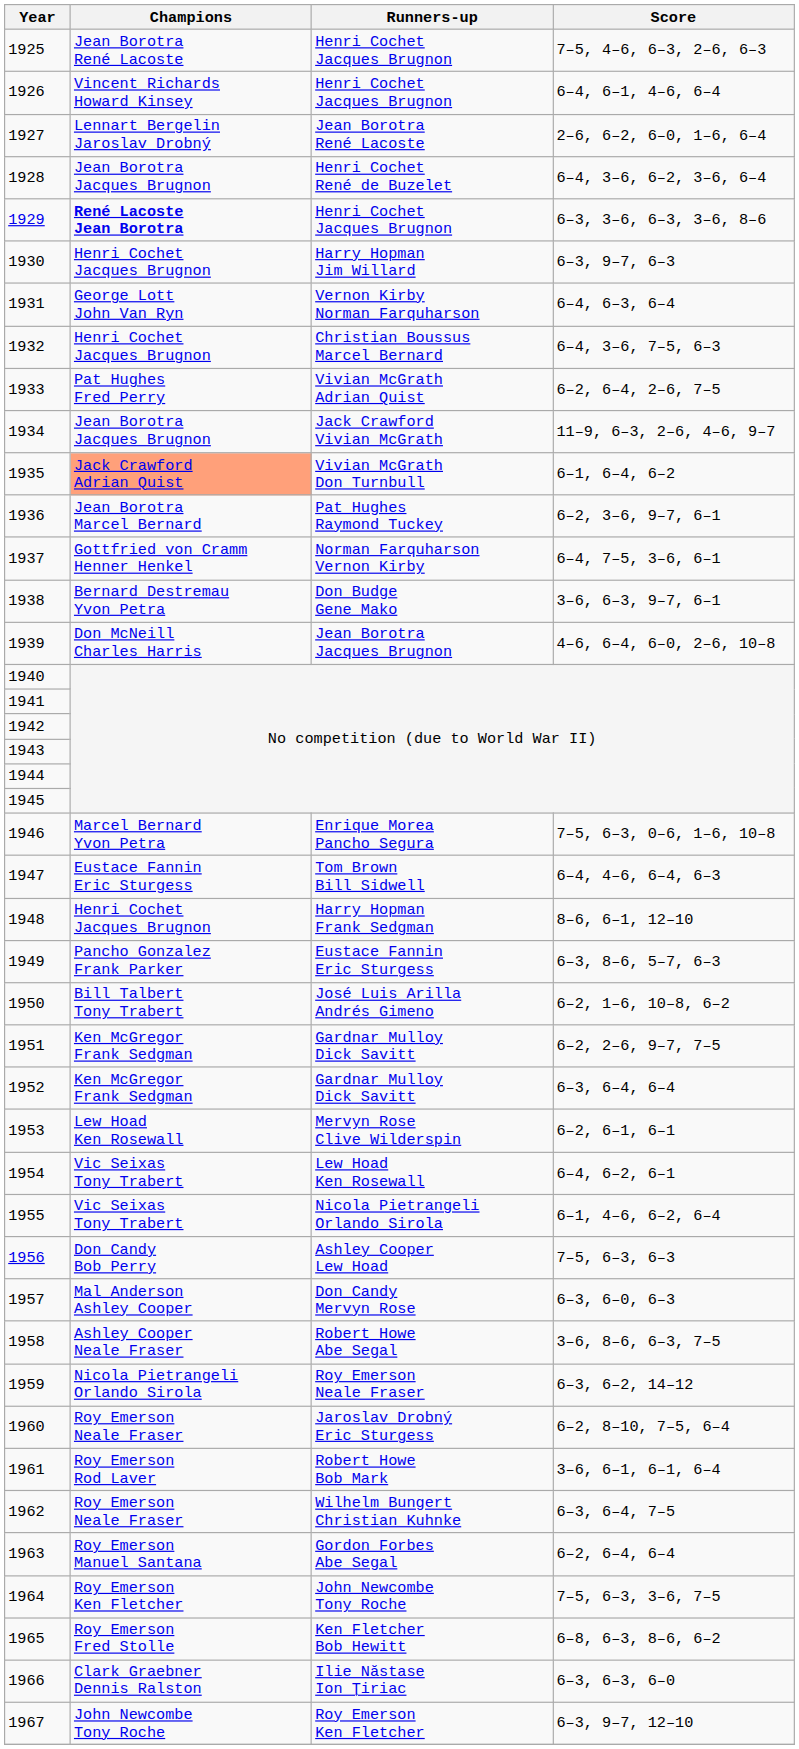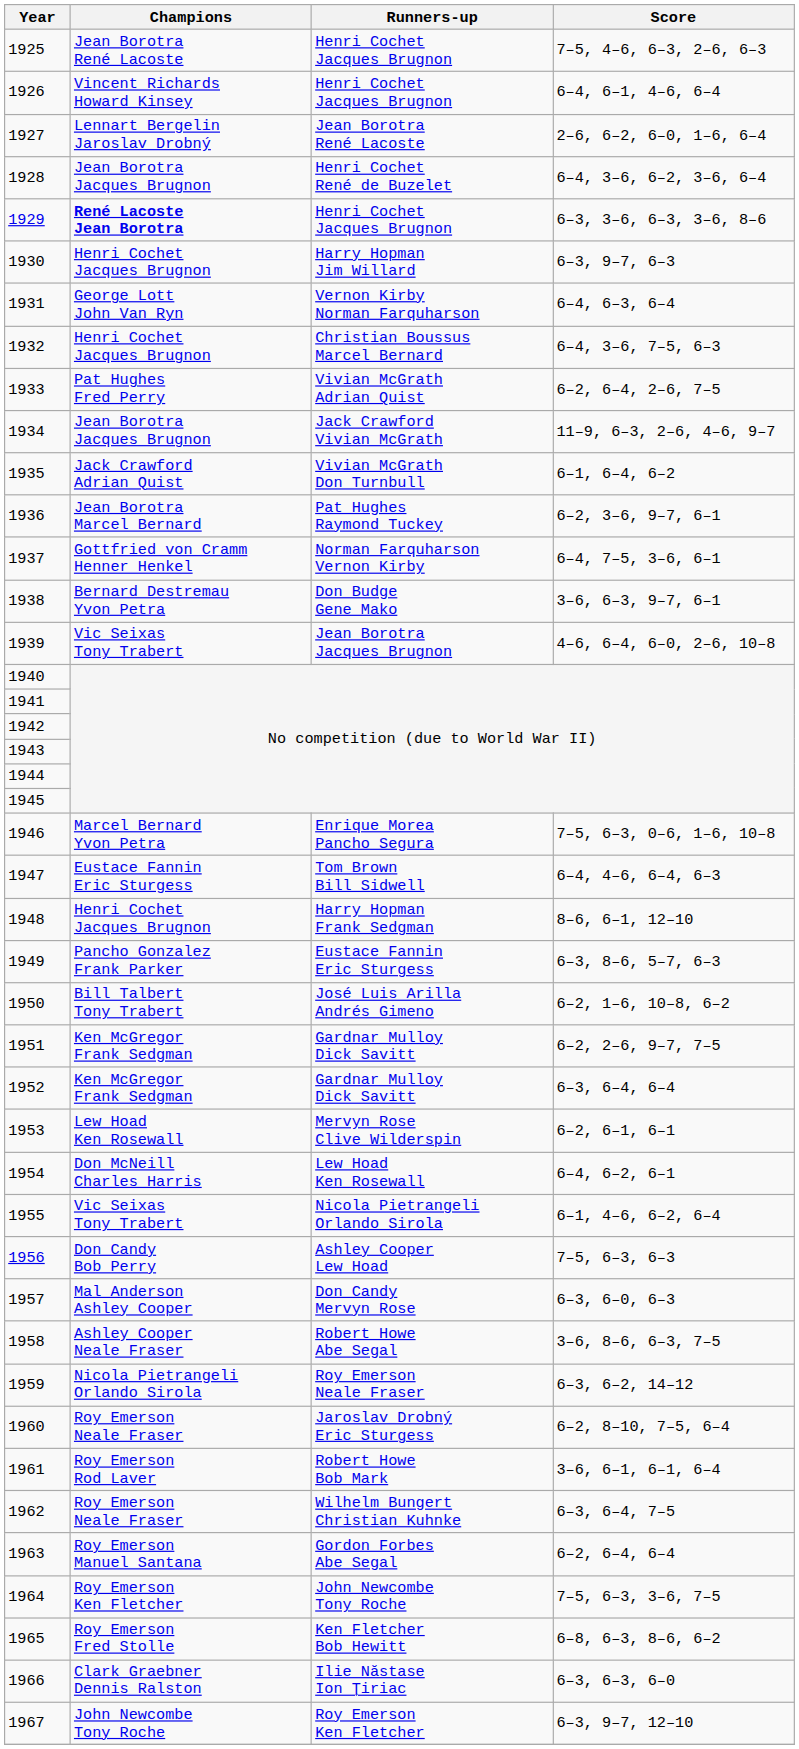(133, 474) lightsalmon background -> (133, 474) no background
(138, 643) Don McNeill Charles Harris -> (129, 643) Vic Seixas Tony Trabert
(129, 1173) Vic Seixas Tony Trabert -> (138, 1173) Don McNeill Charles Harris
